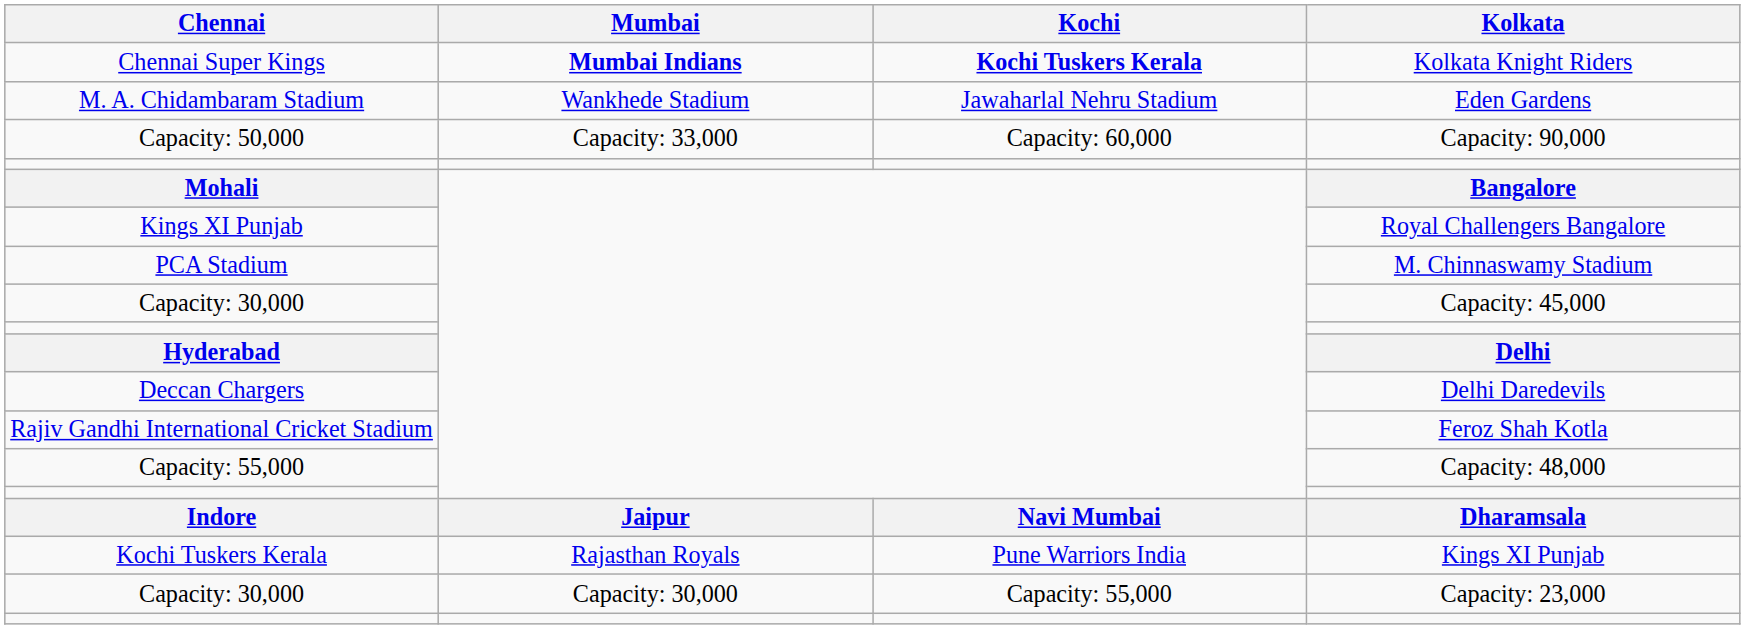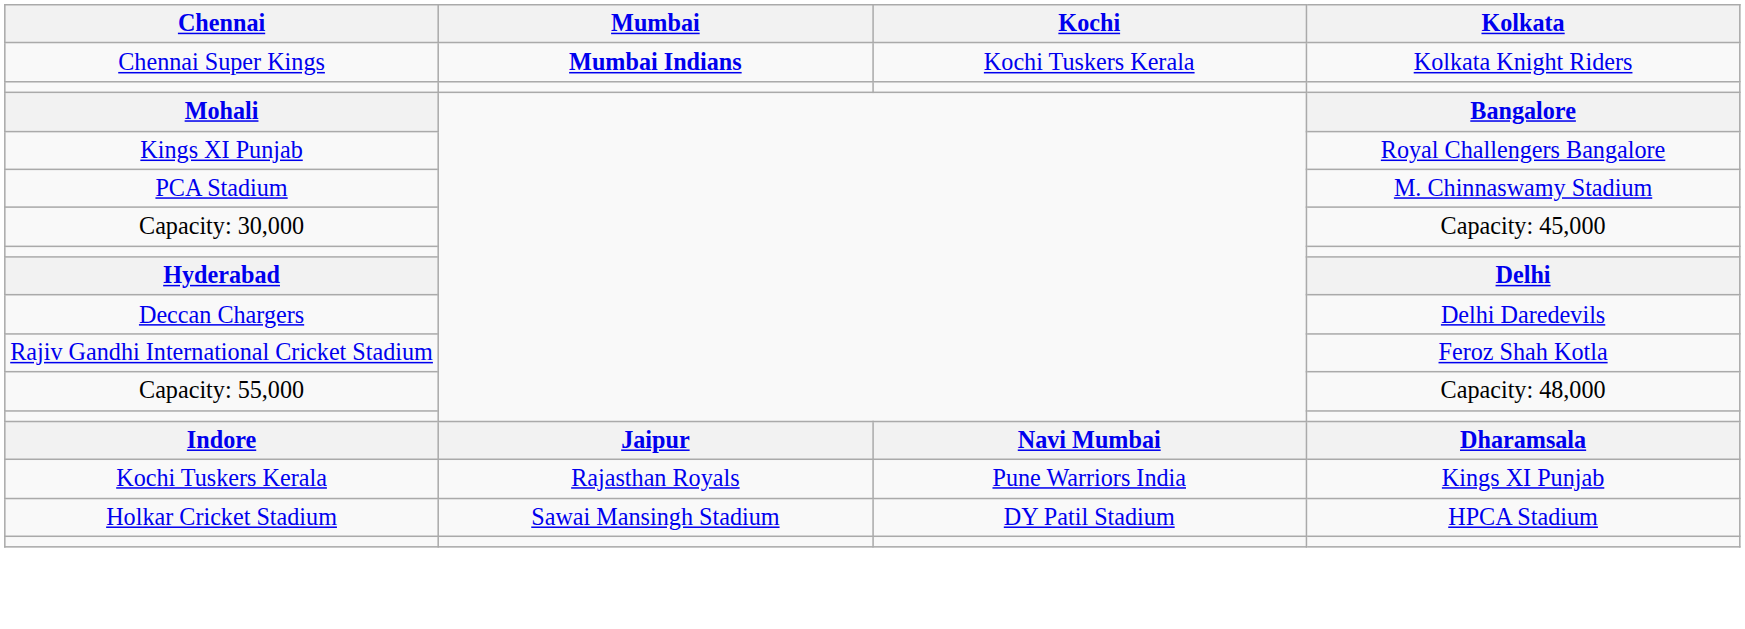(1089, 61) bold -> (1089, 61) normal
- row: (222, 100)
- row: (222, 138)
+ row: (222, 516)
- row: (222, 593)
